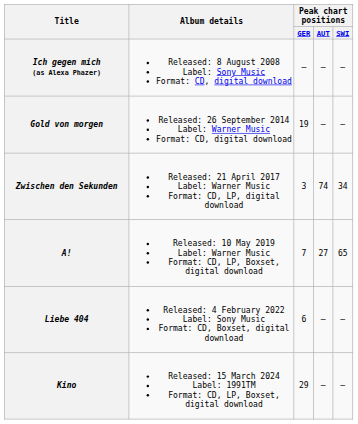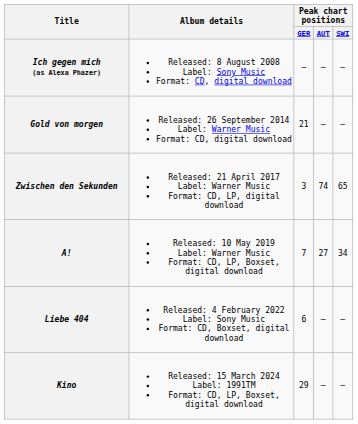(304, 125) 19 -> (304, 125) 21
(343, 186) 34 -> (343, 186) 65
(343, 253) 65 -> (343, 253) 34
